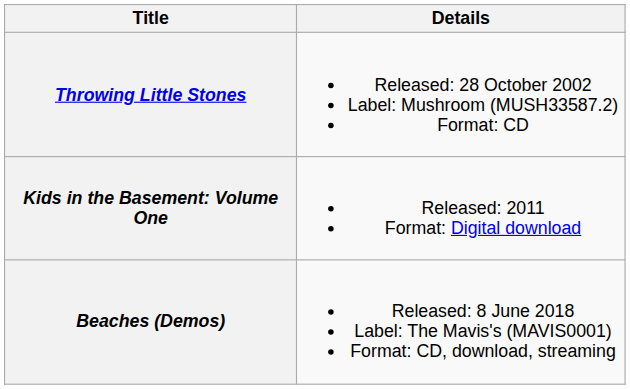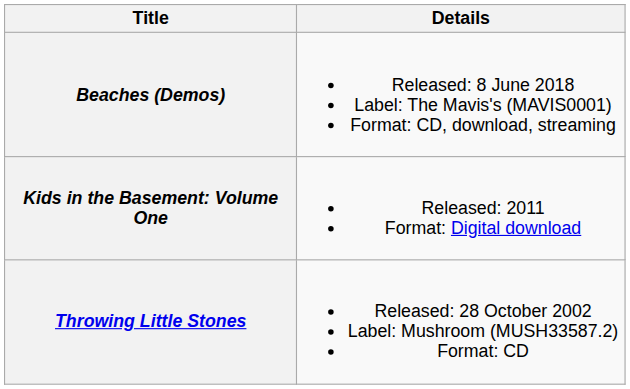rows swapped: (151, 94) <-> (151, 321)
